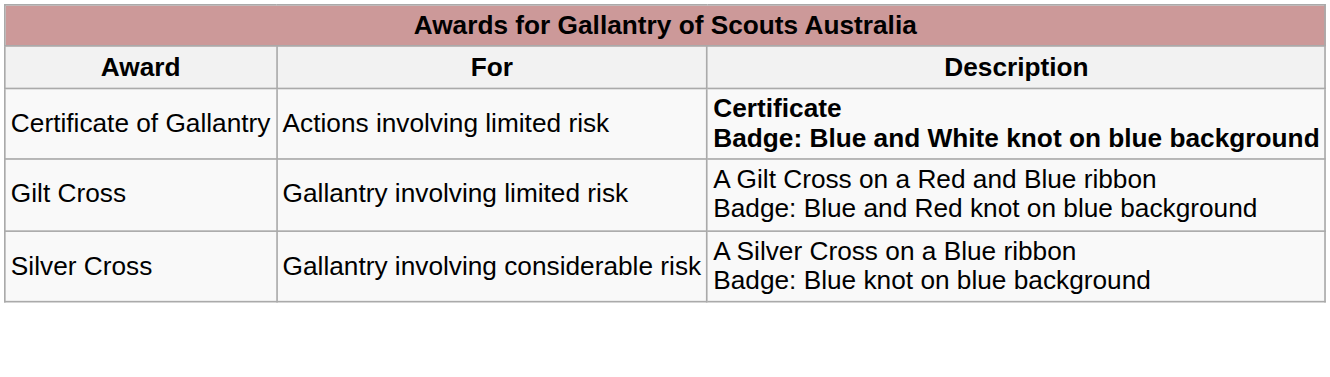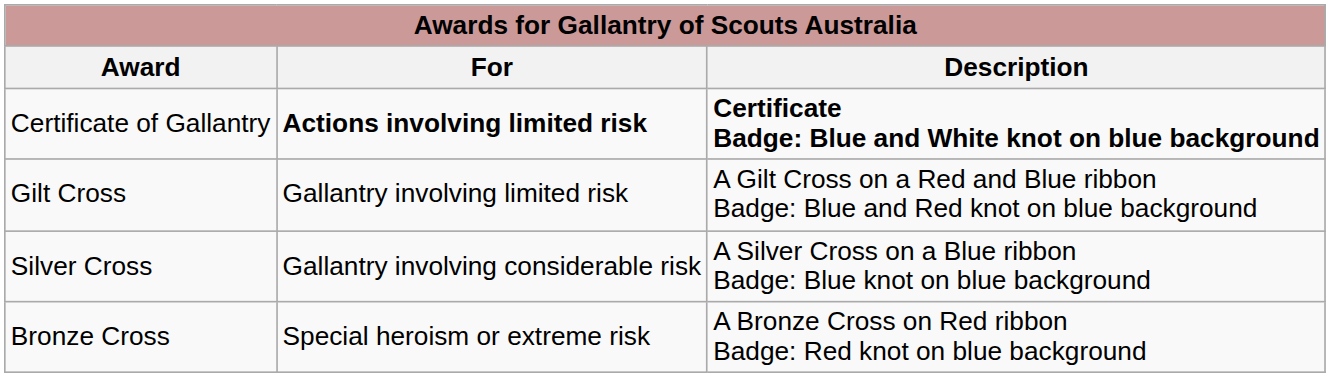(446, 123) normal -> (465, 123) bold
+ row: (90, 336)
